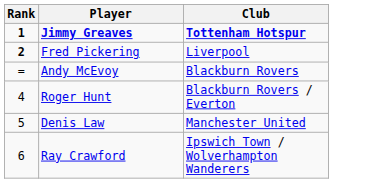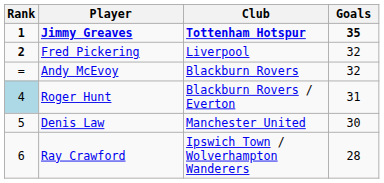+ column: (354, 14)
(21, 97) no background -> (21, 97) lightblue background
